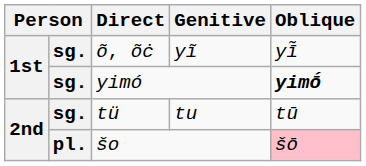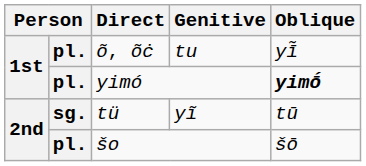(70, 51) sg. -> (70, 51) pl.
(186, 51) yĩ -> (186, 51) tu
(70, 83) sg. -> (70, 83) pl.
(186, 114) tu -> (186, 114) yĩ
(287, 145) pink background -> (287, 145) no background
